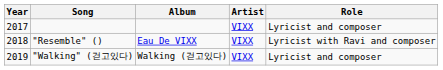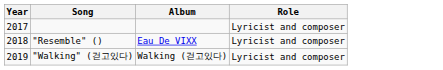- column: (248, 12)
(352, 41) Lyricist with Ravi and composer -> (288, 41) Lyricist and composer
